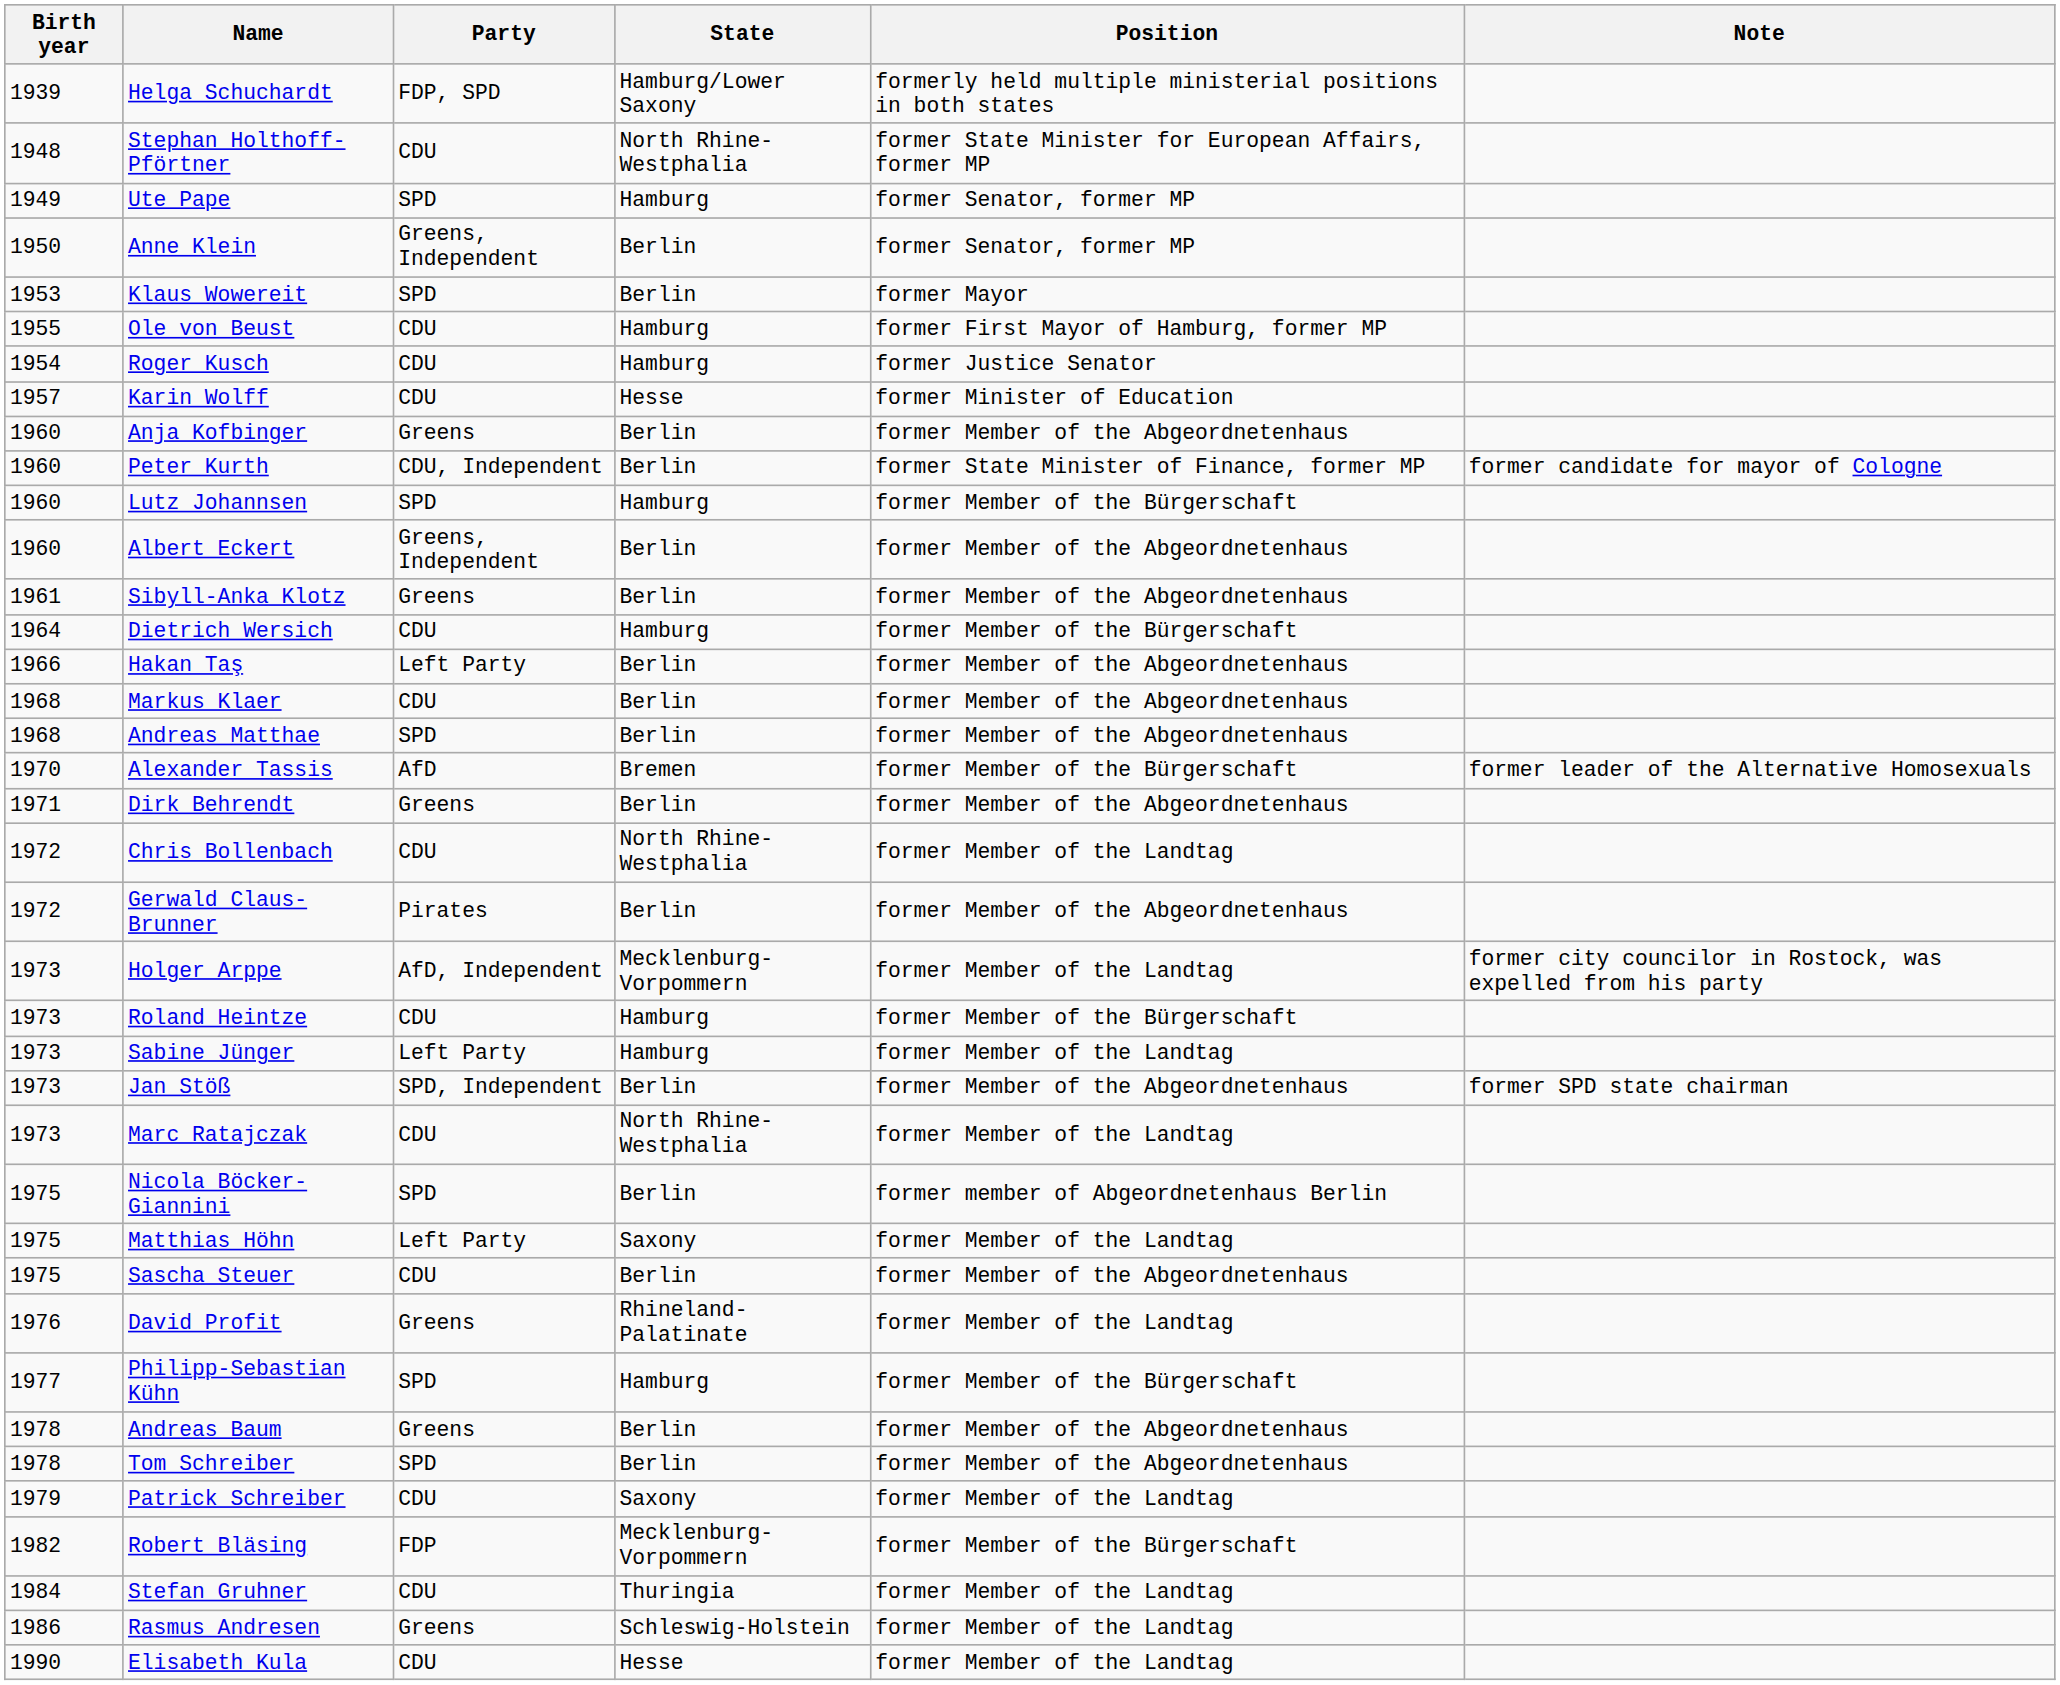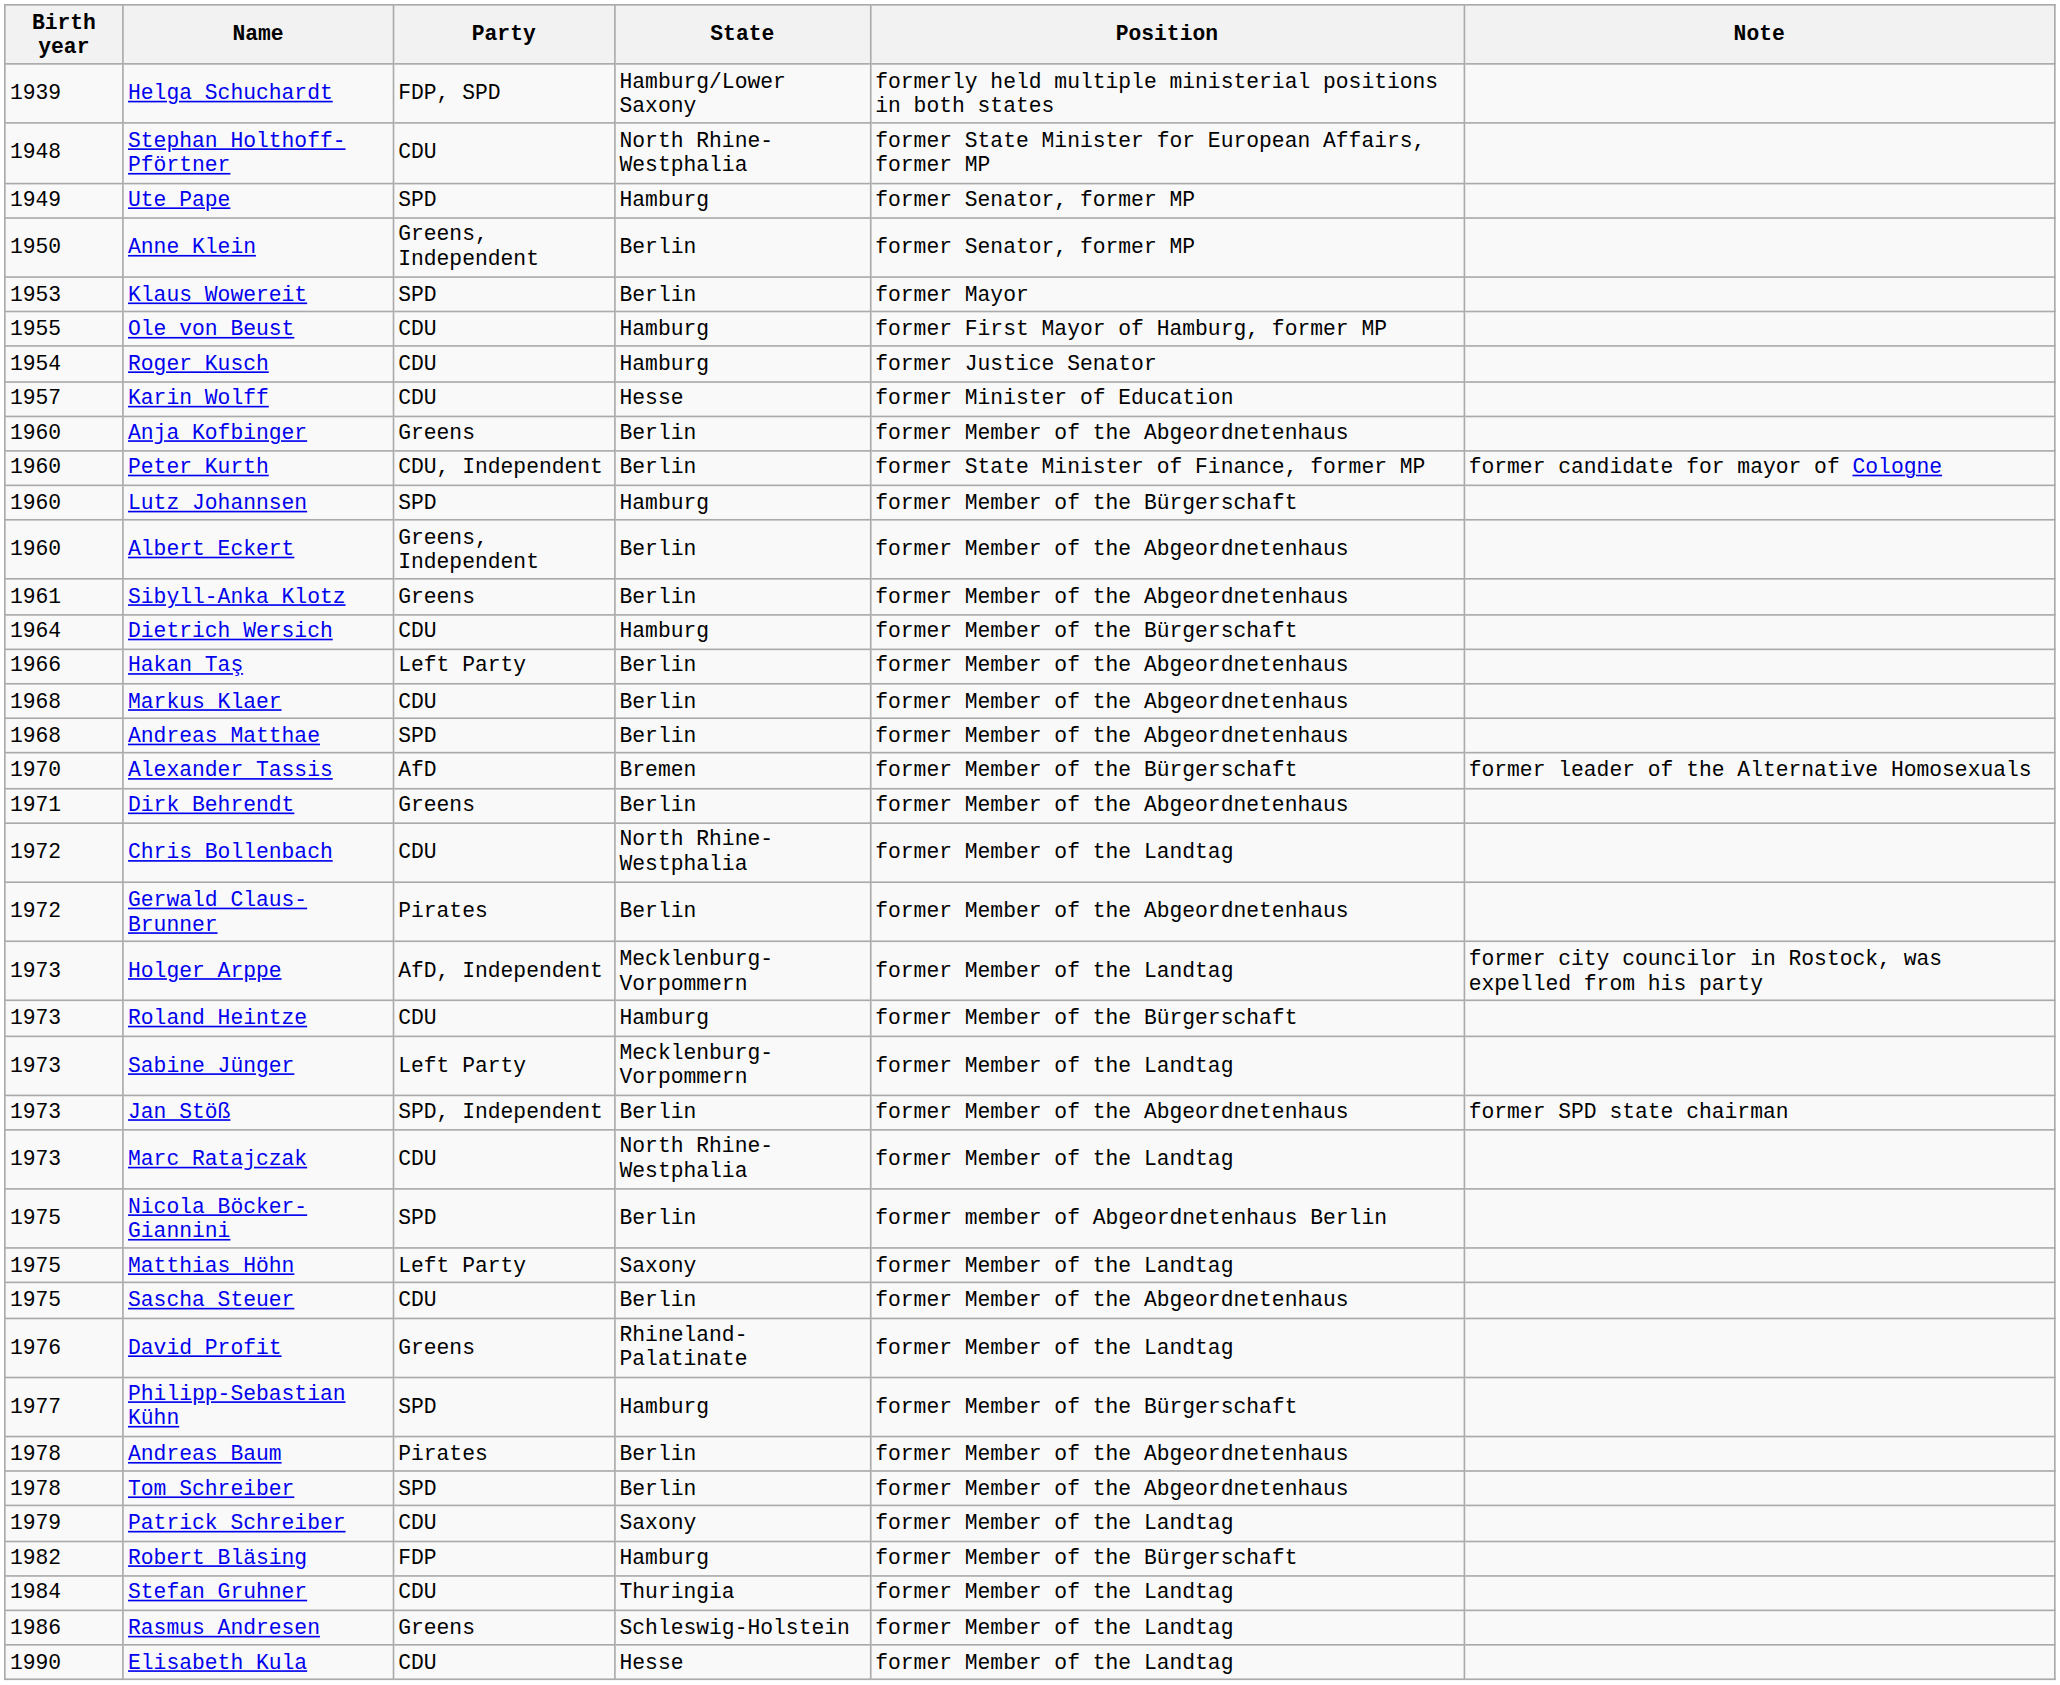(664, 1053) Hamburg -> (696, 1065) Mecklenburg-Vorpommern
(437, 1429) Greens -> (443, 1454) Pirates
(696, 1546) Mecklenburg-Vorpommern -> (664, 1558) Hamburg
